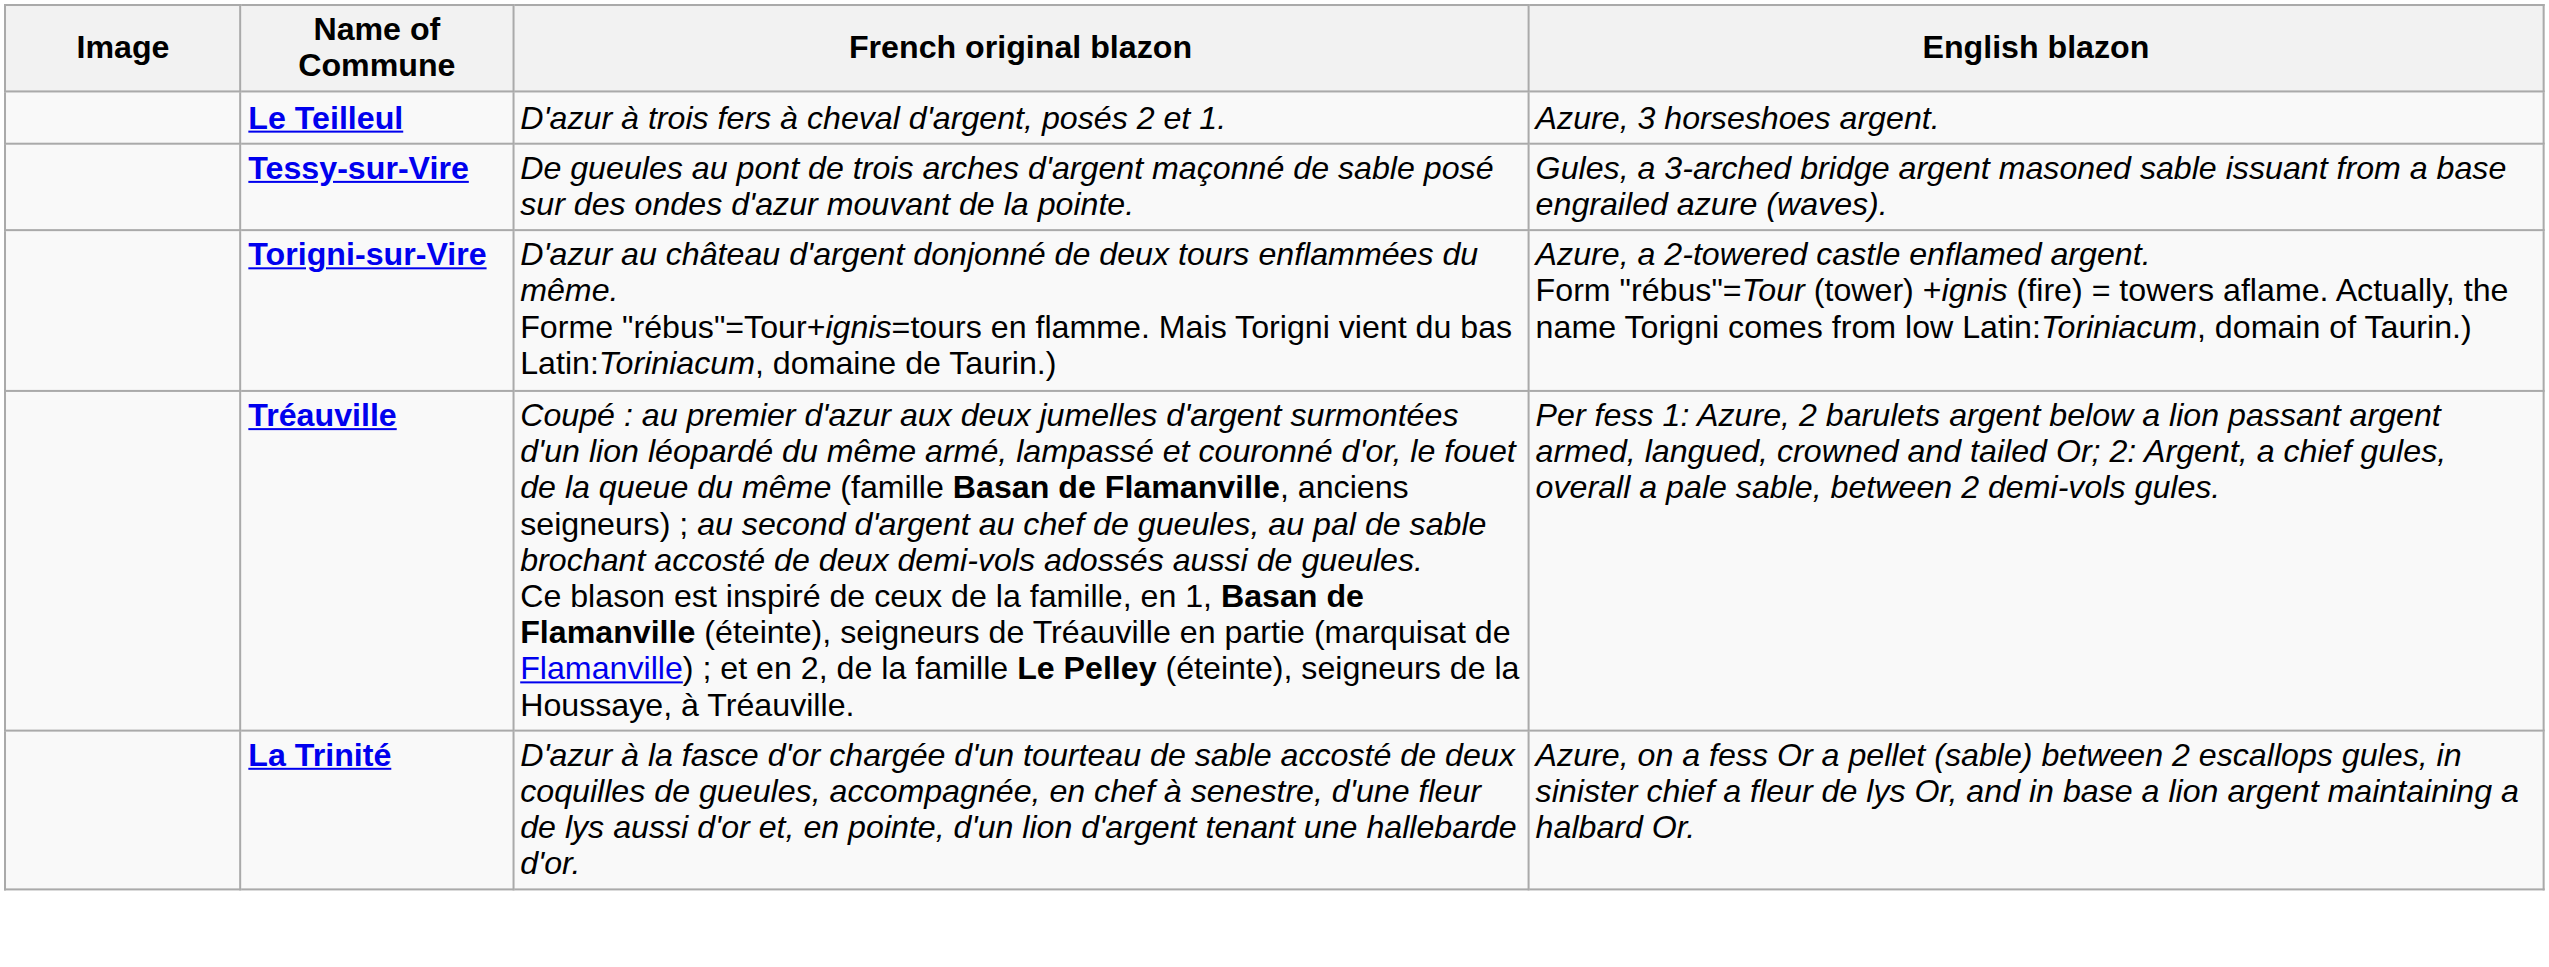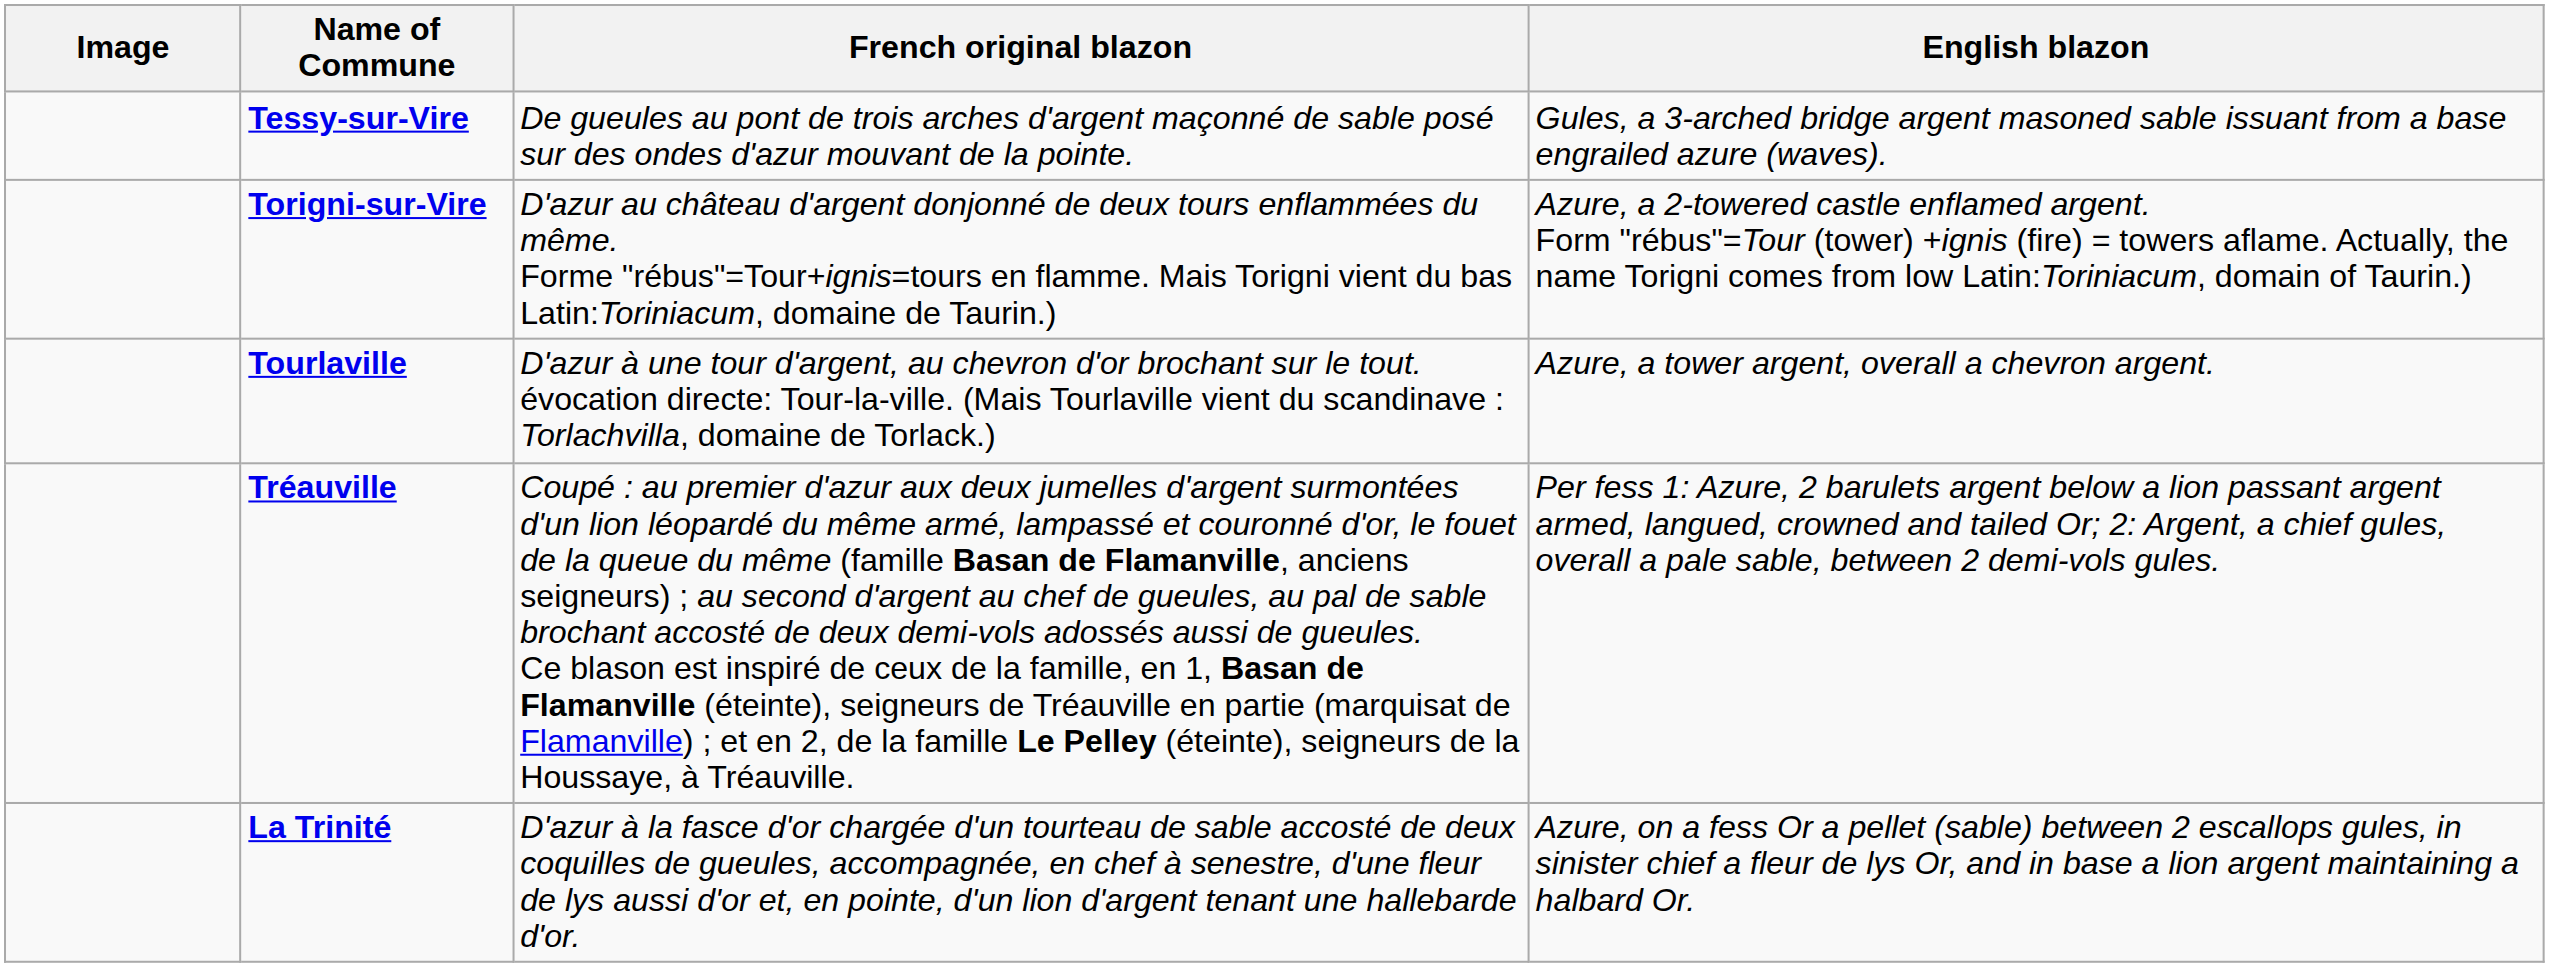- row: (326, 117)
+ row: (328, 363)
